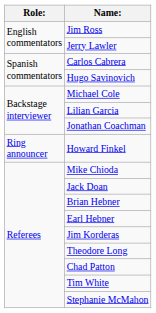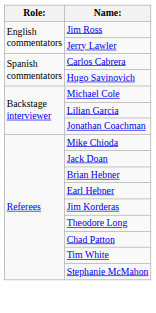- row: (96, 148)
